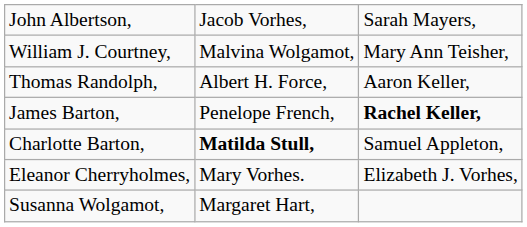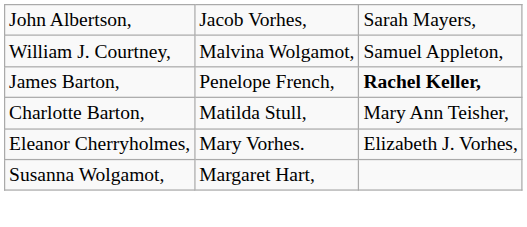(436, 50) Mary Ann Teisher, -> (433, 50) Samuel Appleton,
- row: (83, 81)
(257, 143) bold -> (253, 112) normal
(433, 143) Samuel Appleton, -> (436, 112) Mary Ann Teisher,
